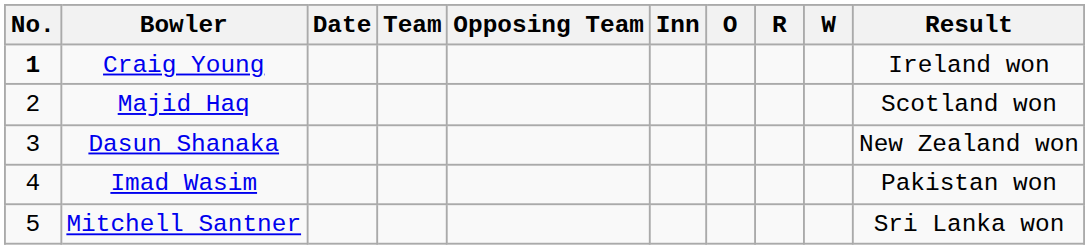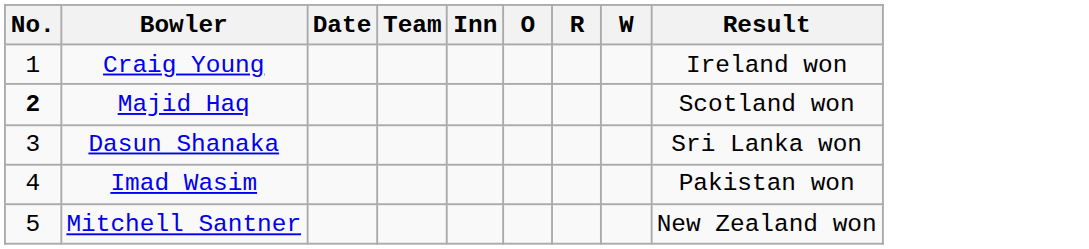- column: (549, 25)
(33, 65) bold -> (33, 65) normal
(33, 105) normal -> (33, 105) bold
(969, 144) New Zealand won -> (767, 144) Sri Lanka won
(969, 224) Sri Lanka won -> (767, 224) New Zealand won
